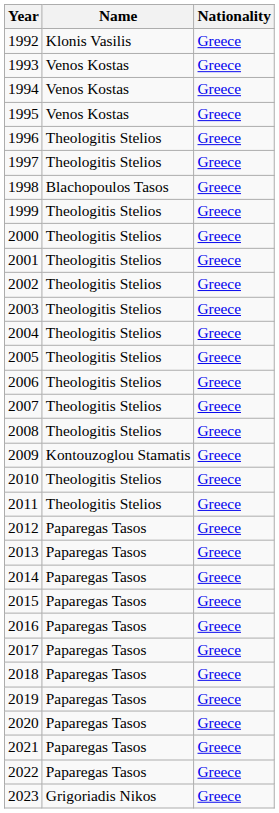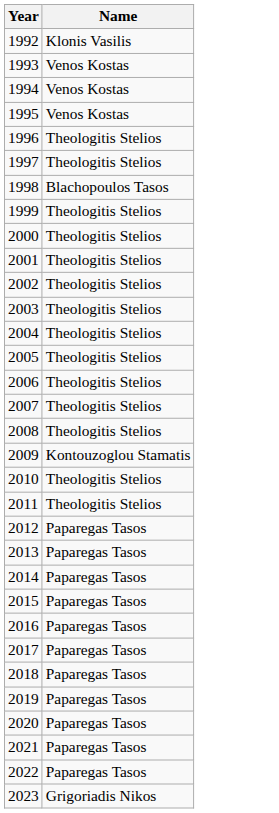- column: (234, 16)
